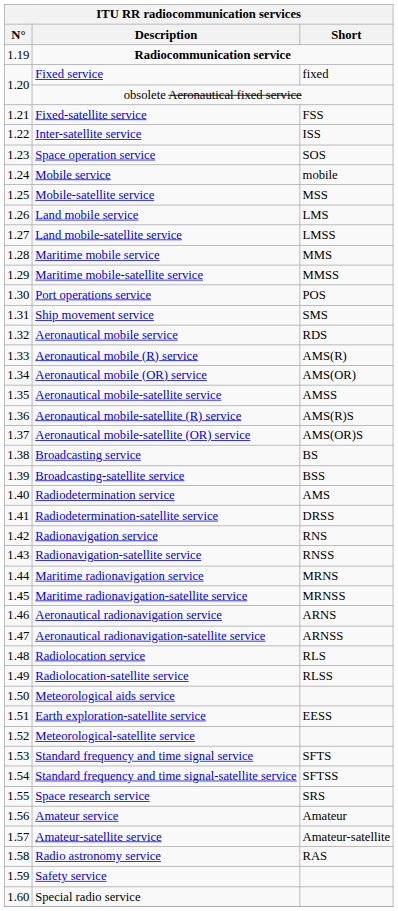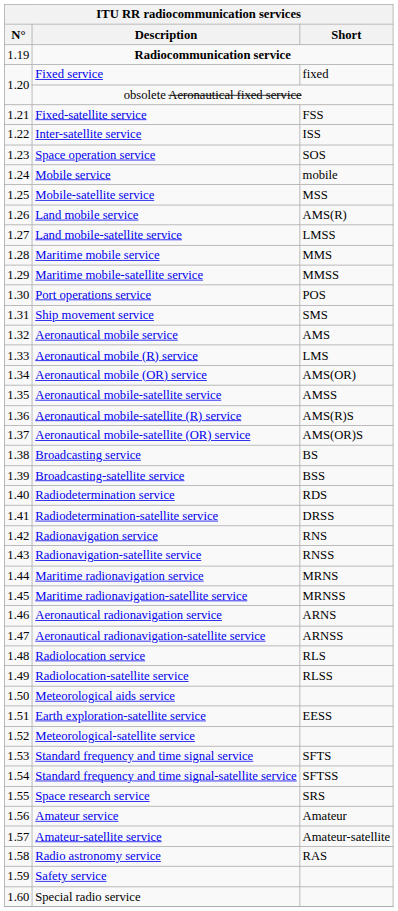(316, 214) LMS -> (325, 214) AMS(R)
(315, 335) RDS -> (316, 335) AMS
(325, 355) AMS(R) -> (316, 355) LMS
(316, 495) AMS -> (315, 495) RDS
